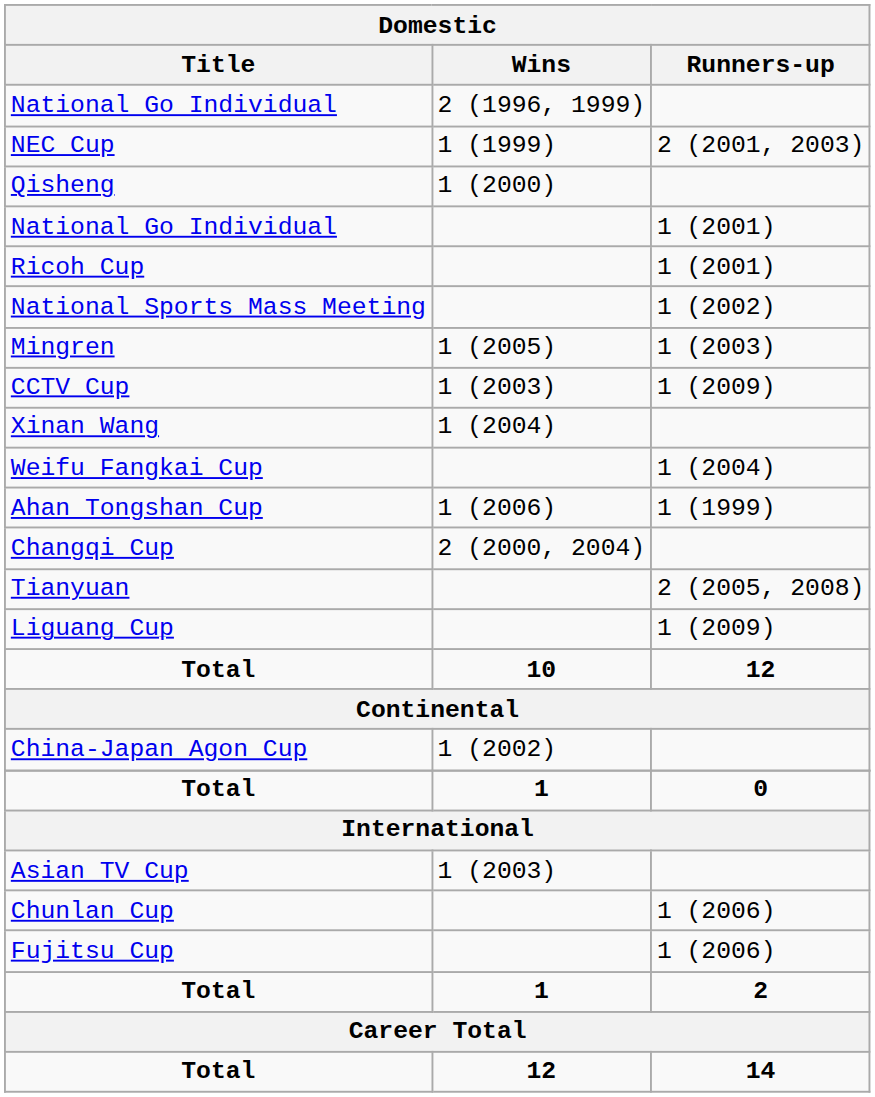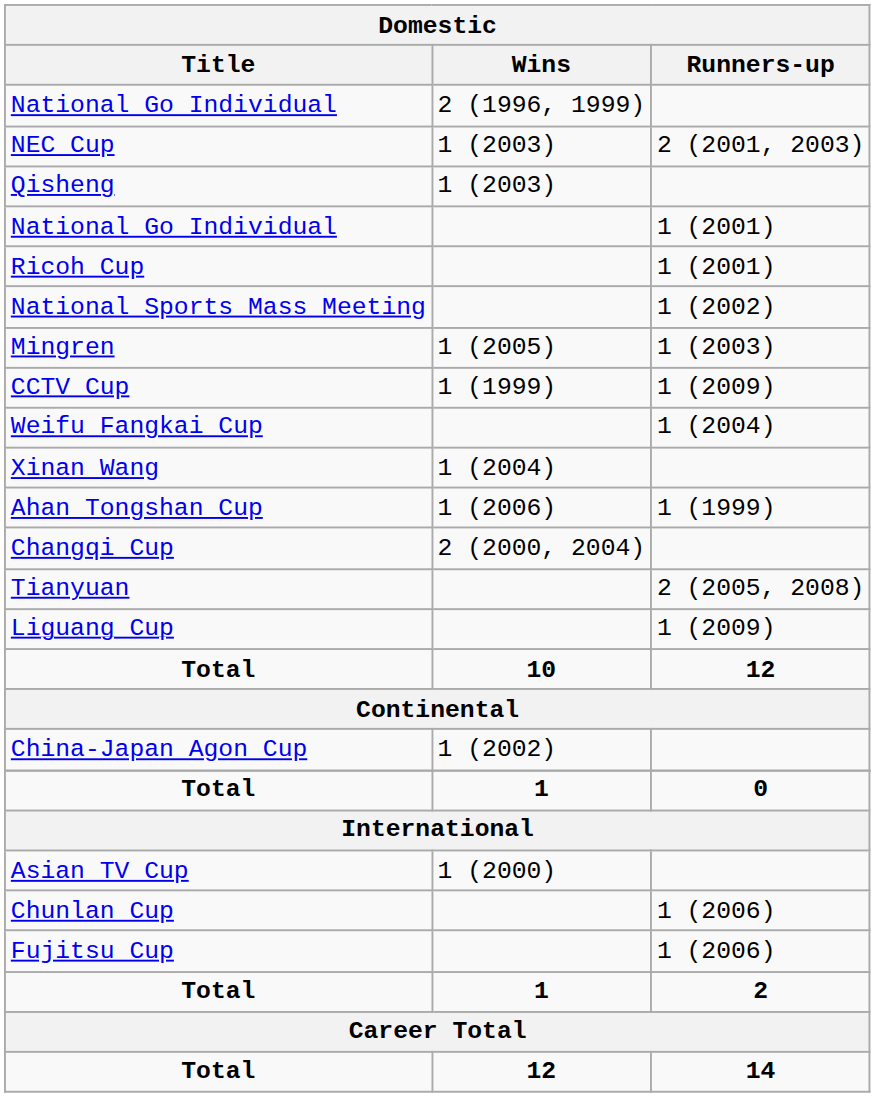(497, 146) 1 (1999) -> (497, 146) 1 (2003)
(497, 186) 1 (2000) -> (497, 186) 1 (2003)
(497, 387) 1 (2003) -> (497, 387) 1 (1999)
rows swapped: (137, 468) <-> (85, 428)
(497, 870) 1 (2003) -> (497, 870) 1 (2000)
